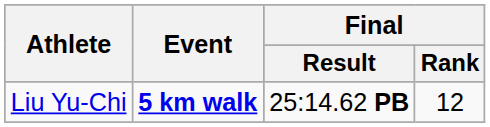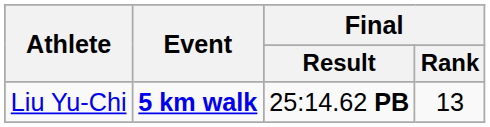(450, 103) 12 -> (450, 103) 13
